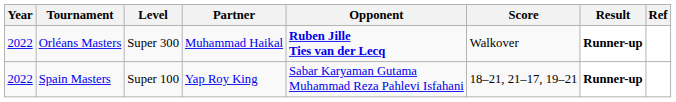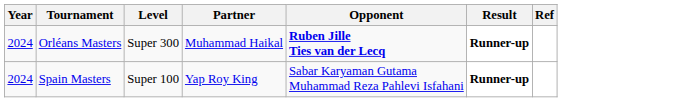- column: (524, 15)
(20, 43) 2022 -> (20, 43) 2024
(20, 79) 2022 -> (20, 79) 2024
